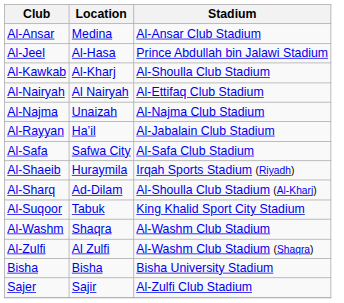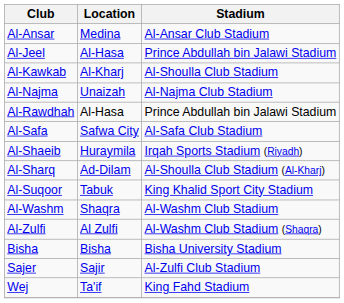- row: (36, 92)
+ row: (41, 111)
- row: (36, 131)
+ row: (18, 287)
